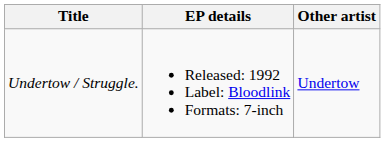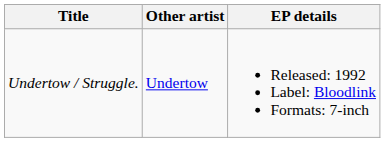columns swapped: (337, 16) <-> (218, 16)
